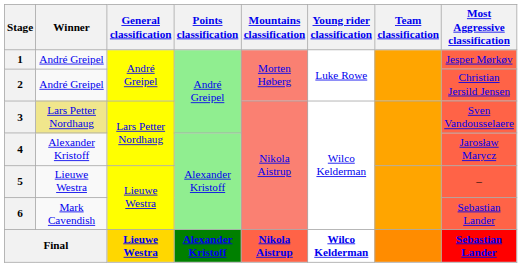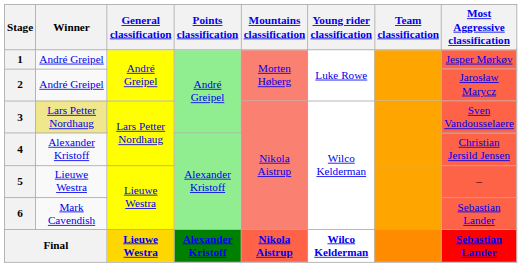(479, 85) Christian Jersild Jensen -> (479, 85) Jarosław Marycz
(479, 149) Jarosław Marycz -> (479, 149) Christian Jersild Jensen
